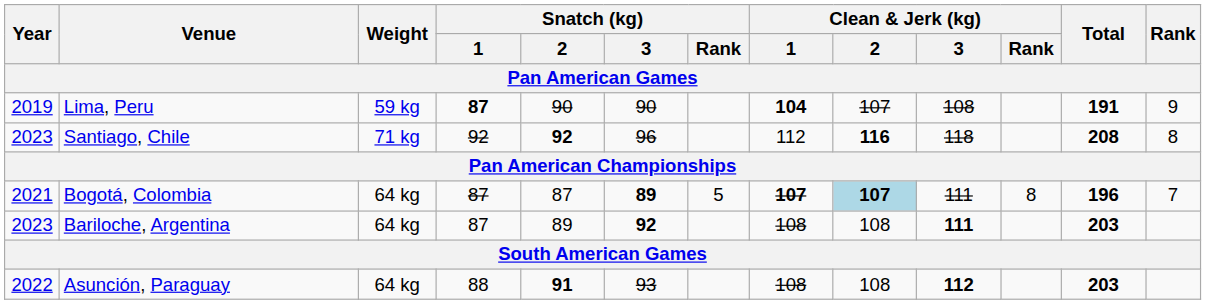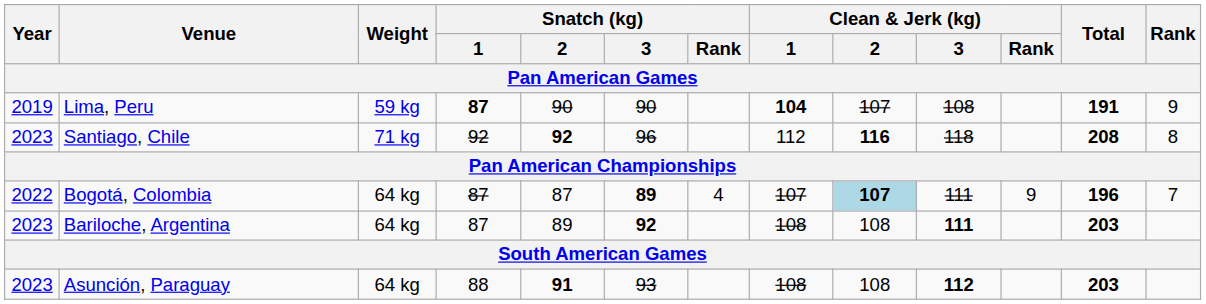(32, 195) 2021 -> (32, 195) 2022
(718, 195) 5 -> (718, 195) 4
(791, 195) bold -> (791, 195) normal
(1031, 195) 8 -> (1031, 195) 9
(32, 284) 2022 -> (32, 284) 2023
